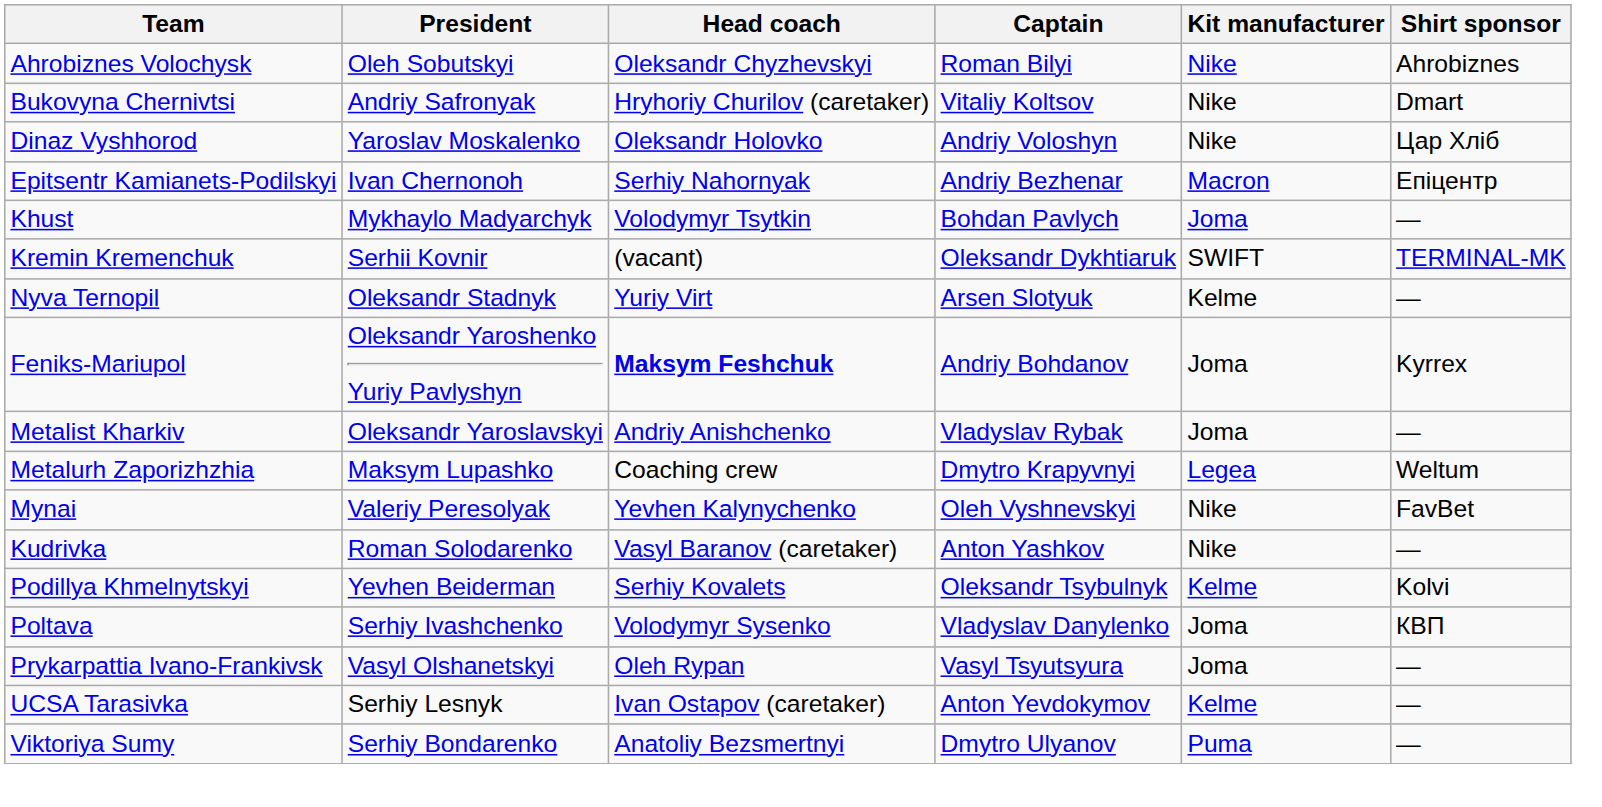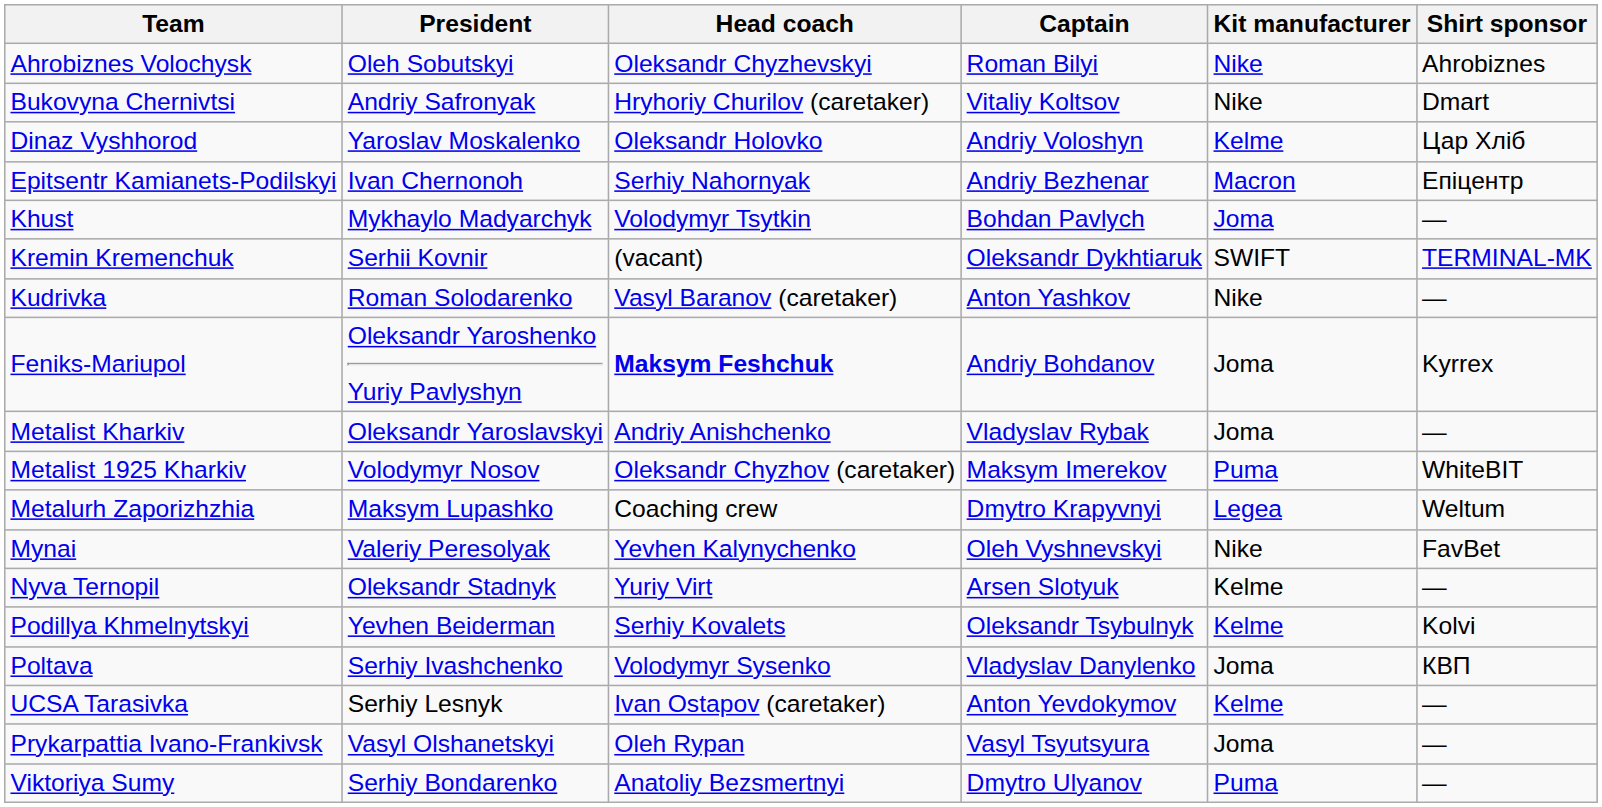(1212, 141) Nike -> (1248, 141) Kelme
rows swapped: (58, 548) <-> (85, 297)
+ row: (128, 470)
rows swapped: (167, 665) <-> (99, 704)
